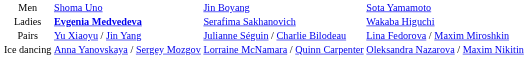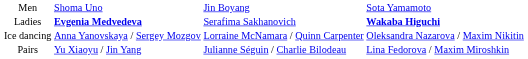(400, 21) normal -> (403, 21) bold
rows swapped: (28, 36) <-> (28, 50)
